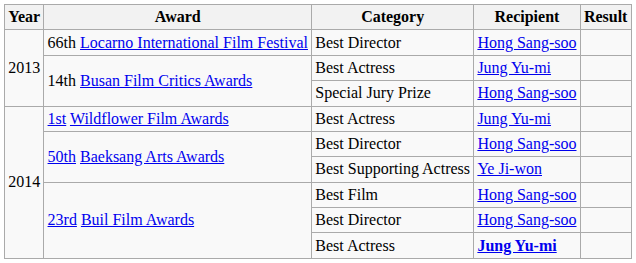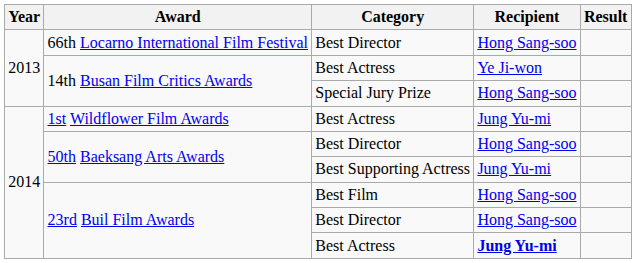(514, 67) Jung Yu-mi -> (510, 67) Ye Ji-won
(510, 169) Ye Ji-won -> (514, 169) Jung Yu-mi
